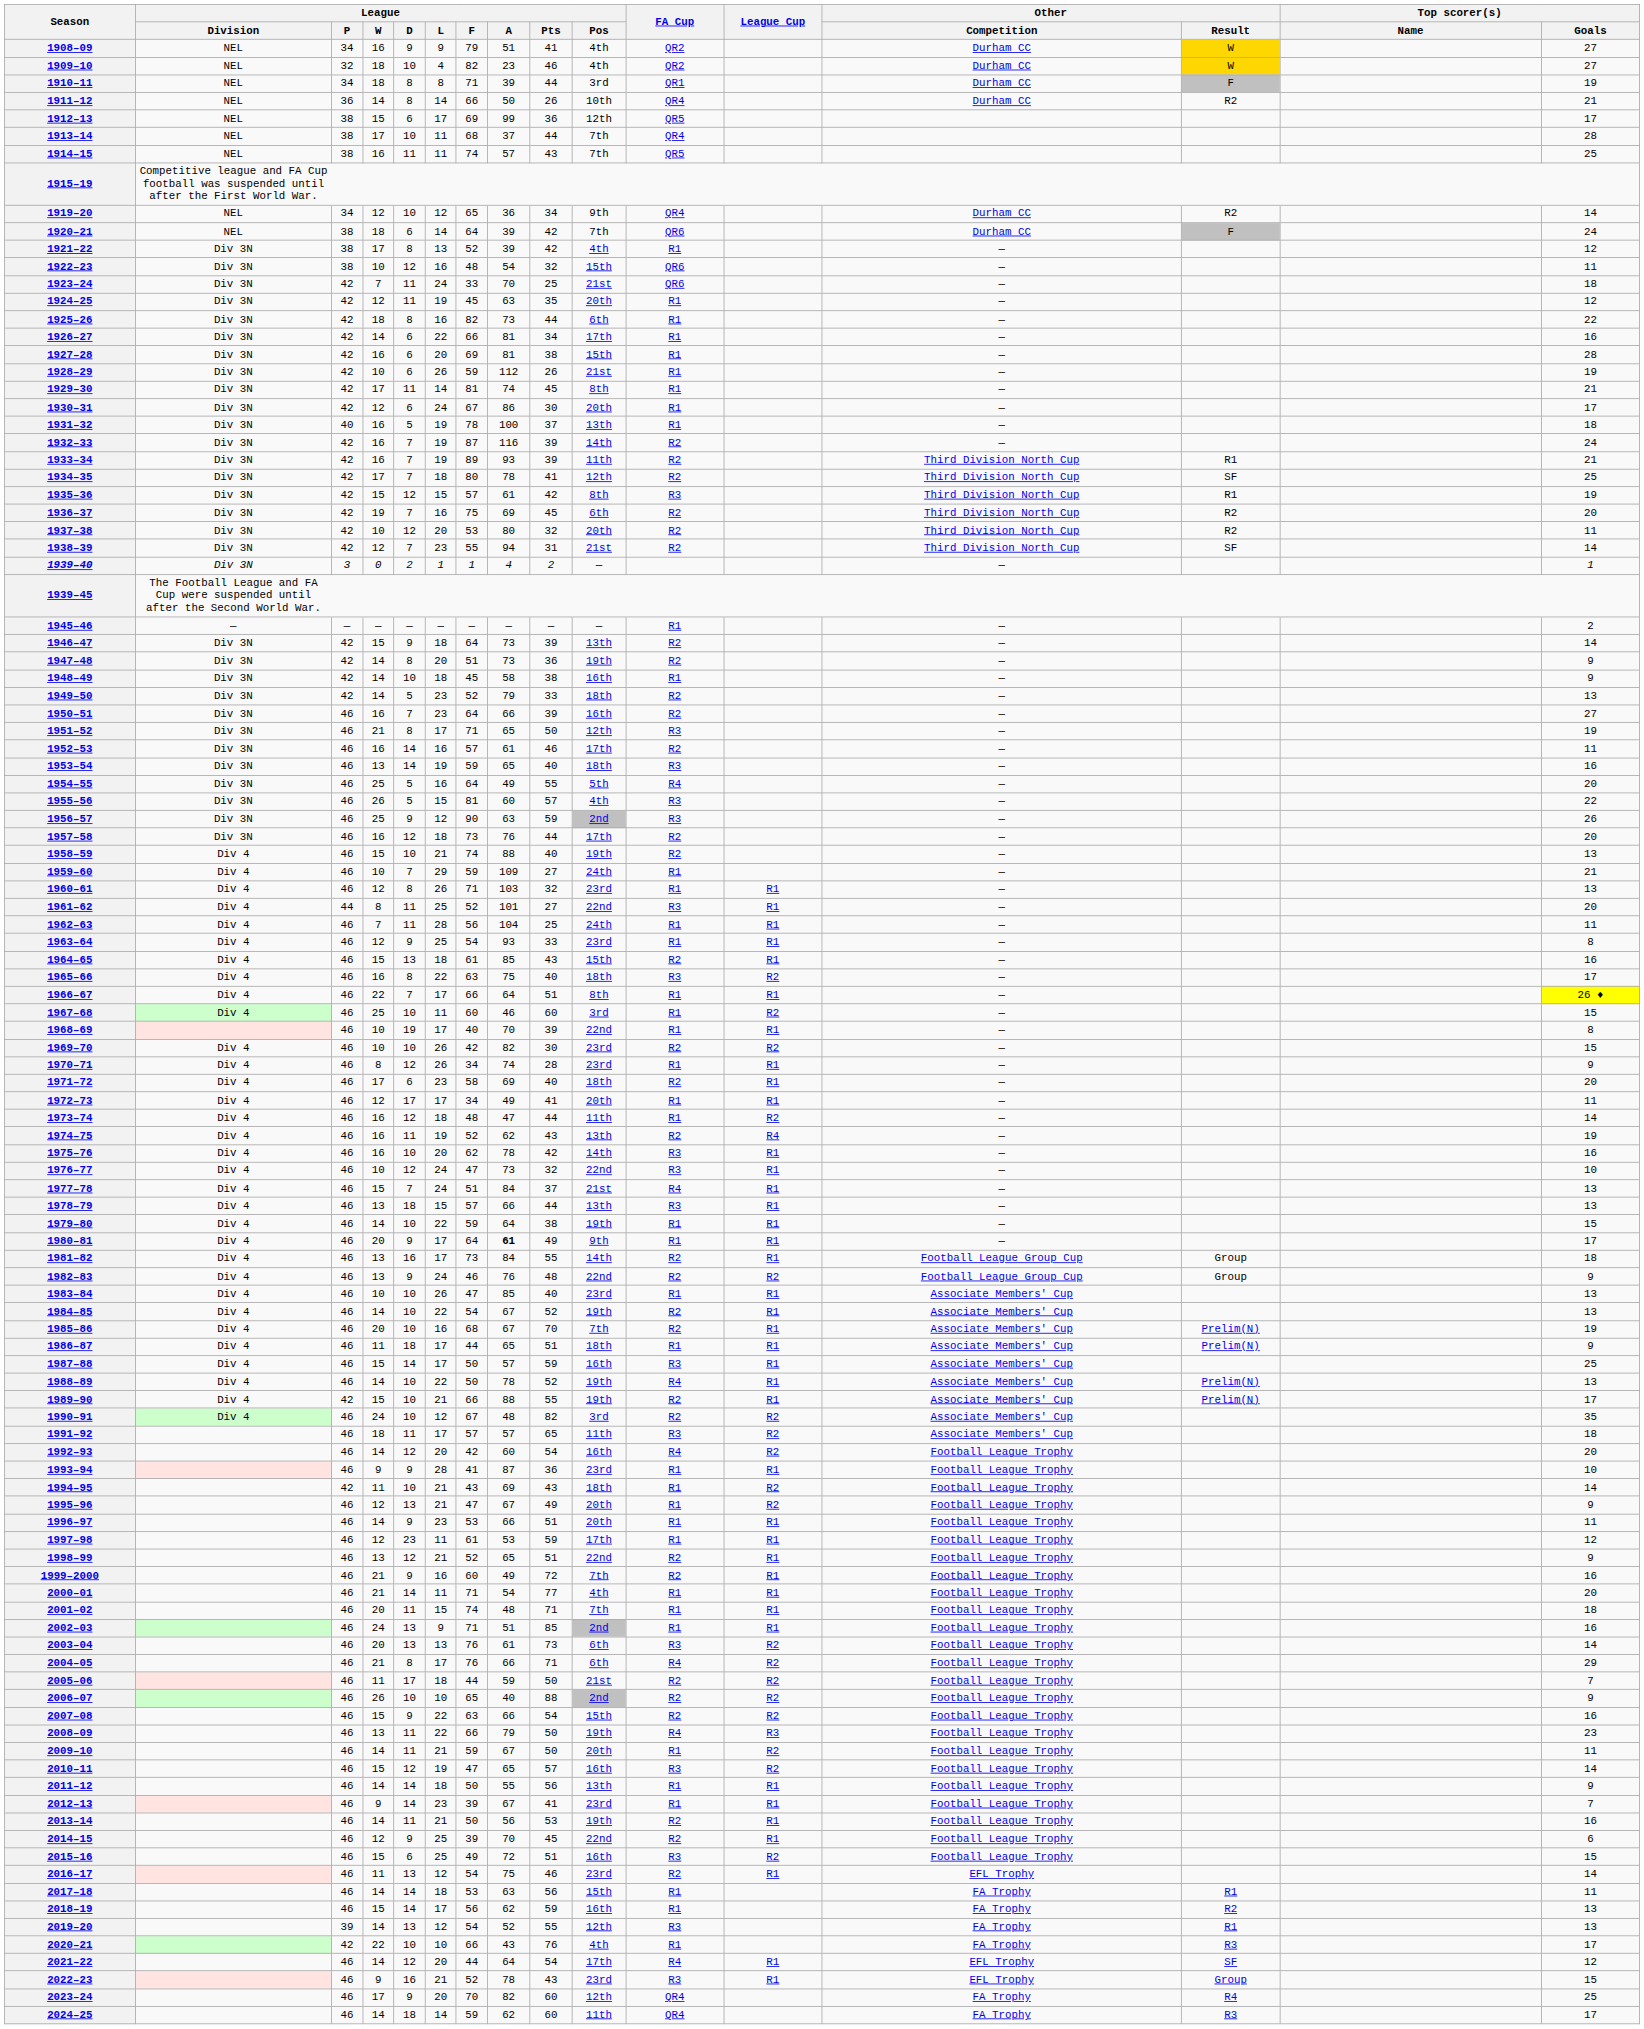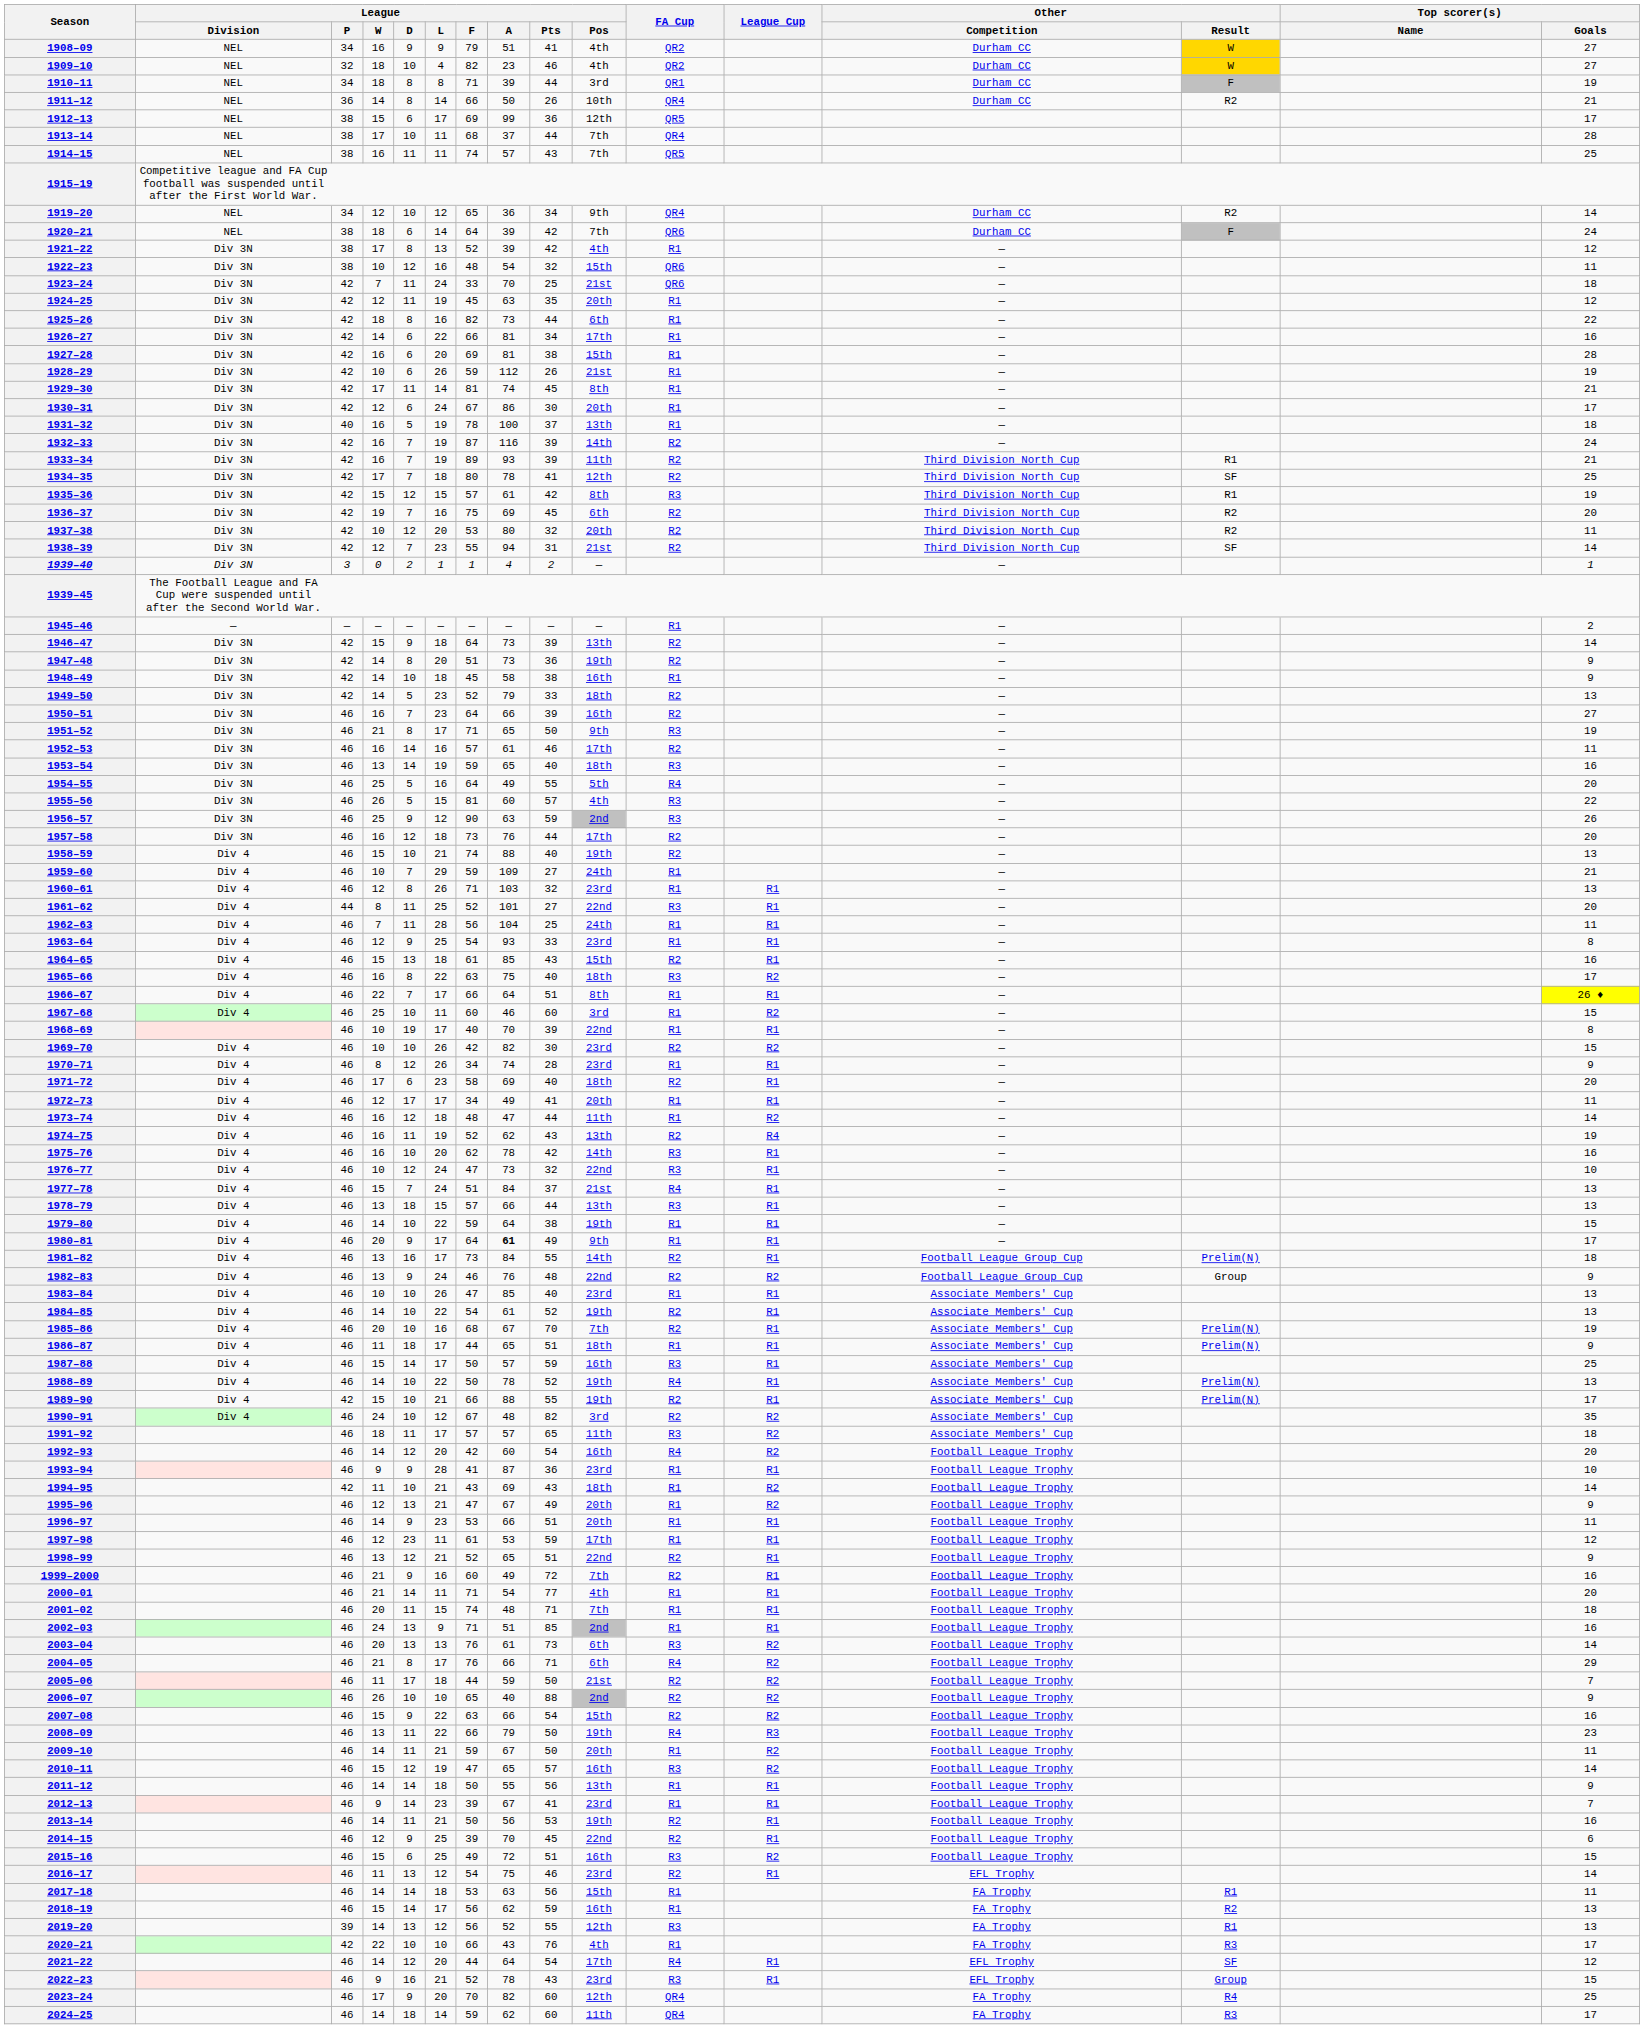(599, 731) 12th -> (599, 731) 9th
(1231, 1259) Group -> (1231, 1259) Prelim(N)
(509, 1312) 67 -> (509, 1312) 61
(472, 1927) 54 -> (472, 1927) 56
